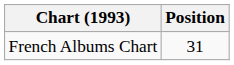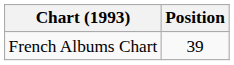(195, 45) 31 -> (195, 45) 39
